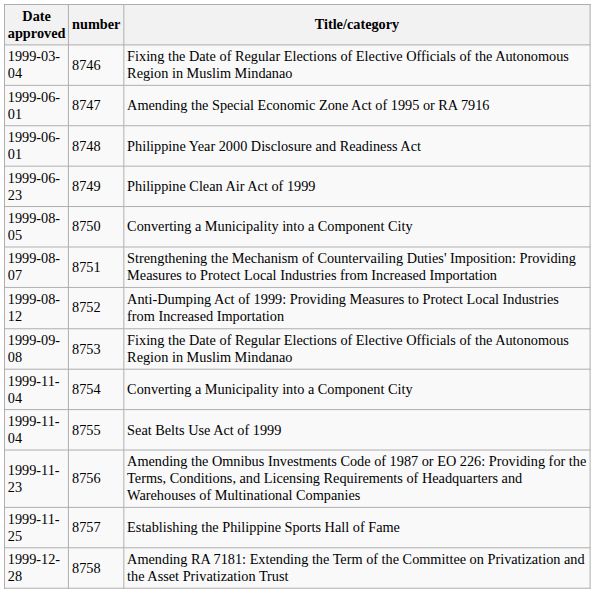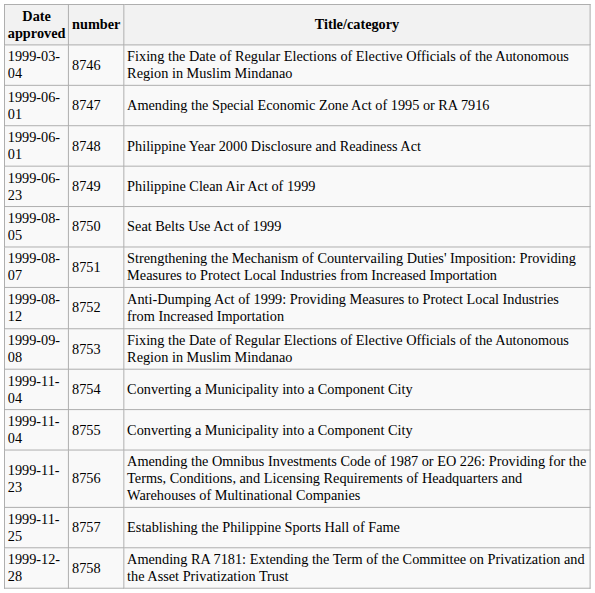(270, 227) Converting a Municipality into a Component City -> (204, 227) Seat Belts Use Act of 1999
(204, 429) Seat Belts Use Act of 1999 -> (270, 429) Converting a Municipality into a Component City
